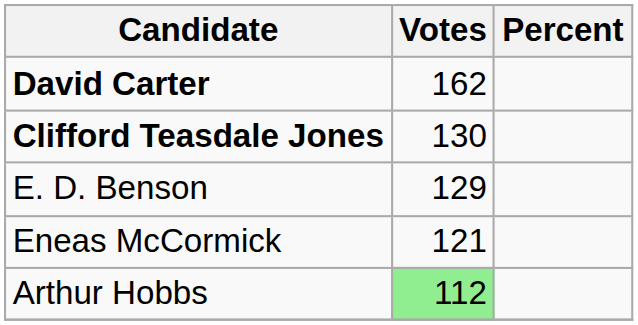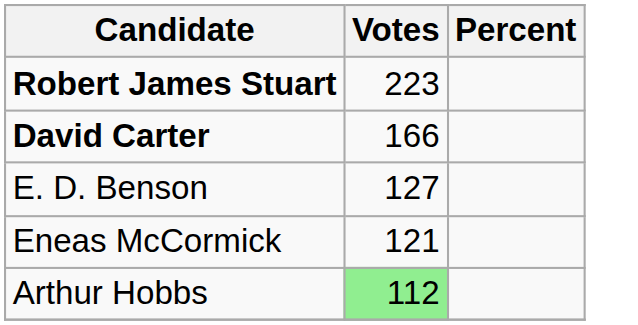+ row: (175, 83)
(459, 83) 162 -> (412, 135) 166
- row: (198, 135)
(459, 188) 129 -> (412, 188) 127
